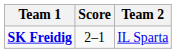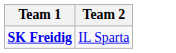- column: (95, 15)
